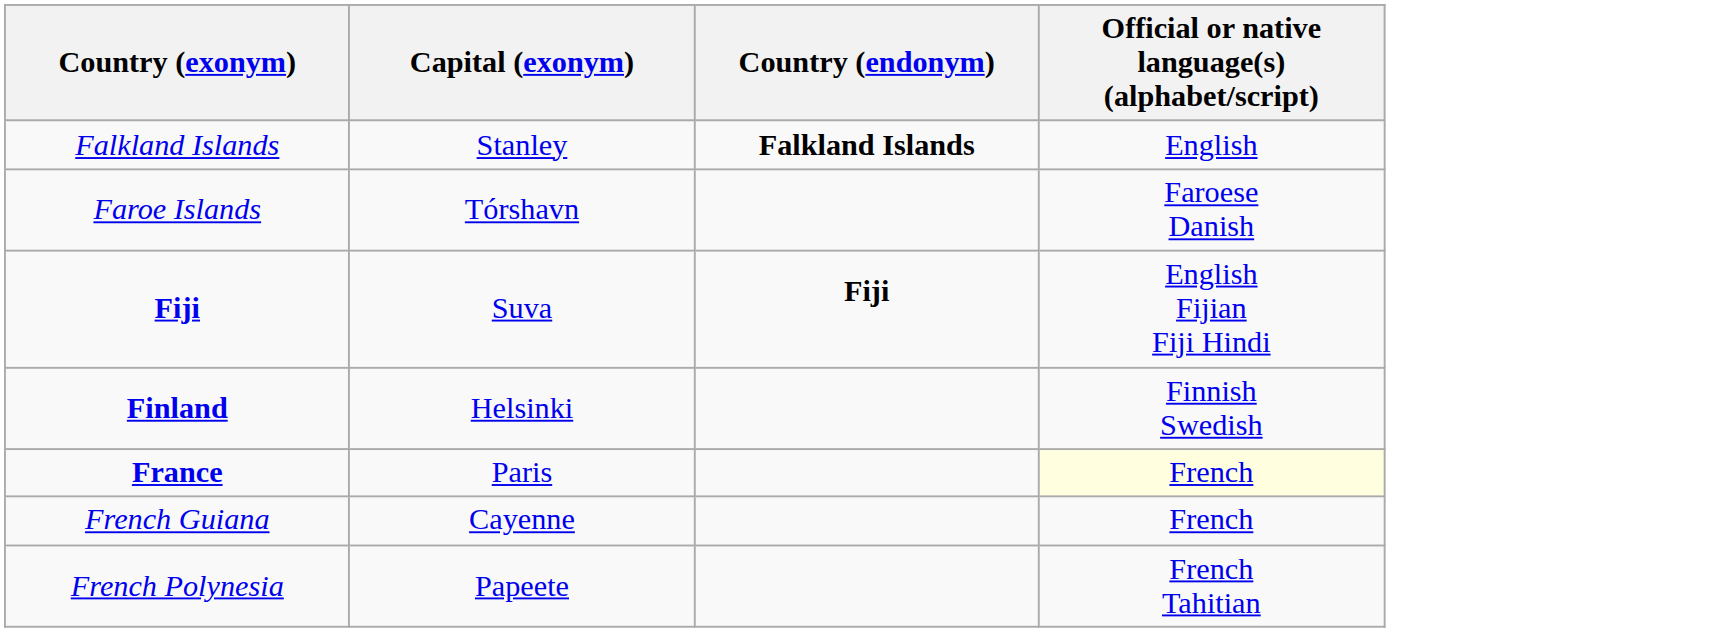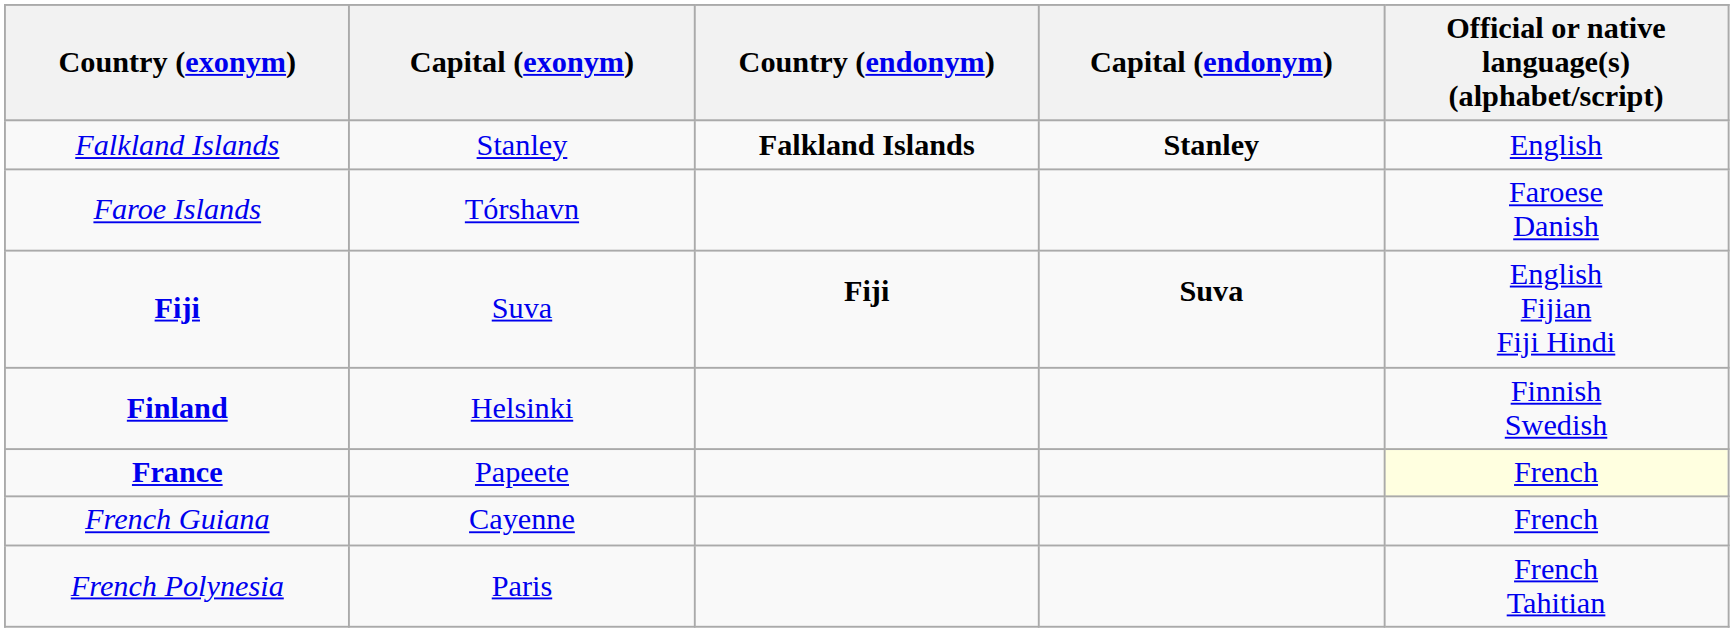+ column: (1211, 62)
(522, 472) Paris -> (522, 472) Papeete
(522, 585) Papeete -> (522, 585) Paris
